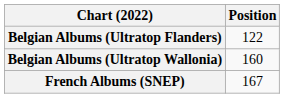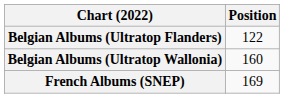(252, 81) 167 -> (252, 81) 169
